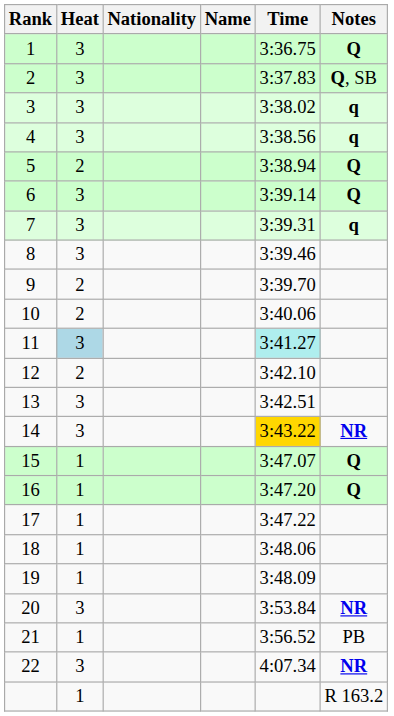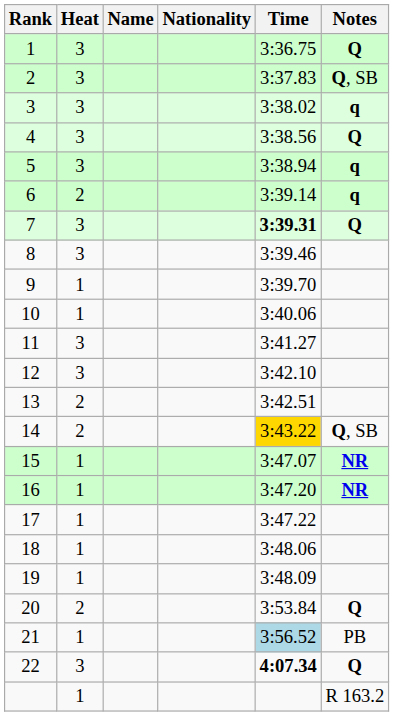columns swapped: (228, 19) <-> (152, 19)
(354, 136) q -> (355, 136) Q
(80, 166) 2 -> (80, 166) 3
(354, 166) Q -> (355, 166) q
(80, 195) 3 -> (80, 195) 2
(354, 195) Q -> (355, 195) q
(288, 225) normal -> (288, 225) bold
(354, 225) q -> (355, 225) Q
(80, 284) 2 -> (80, 284) 1
(80, 313) 2 -> (80, 313) 1
(80, 343) lightblue background -> (80, 343) no background
(288, 343) paleturquoise background -> (288, 343) no background
(80, 372) 2 -> (80, 372) 3
(80, 401) 3 -> (80, 401) 2
(80, 431) 3 -> (80, 431) 2
(354, 431) NR -> (355, 431) Q, SB
(354, 460) Q -> (355, 460) NR
(354, 490) Q -> (355, 490) NR
(80, 607) 3 -> (80, 607) 2
(354, 607) NR -> (355, 607) Q
(288, 637) no background -> (288, 637) lightblue background
(288, 666) normal -> (288, 666) bold
(354, 666) NR -> (355, 666) Q
